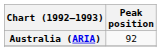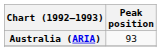(131, 39) 92 -> (131, 39) 93
